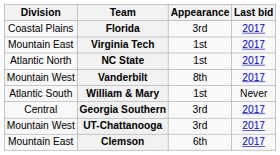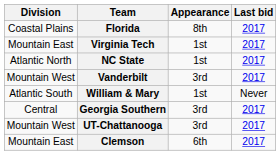(200, 28) 3rd -> (200, 28) 8th
(200, 77) 8th -> (200, 77) 3rd
